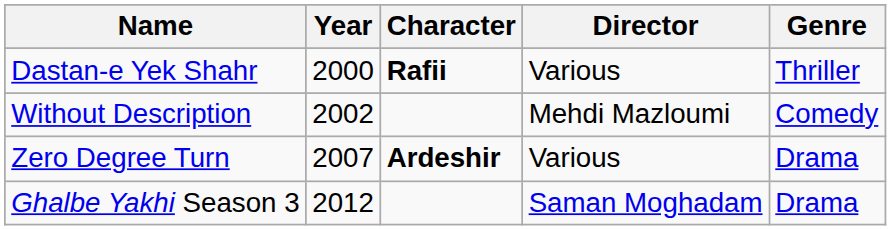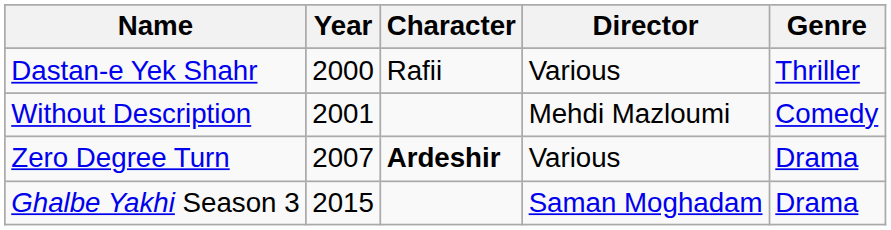(417, 70) bold -> (414, 70) normal
(343, 114) 2002 -> (343, 114) 2001
(343, 202) 2012 -> (343, 202) 2015
